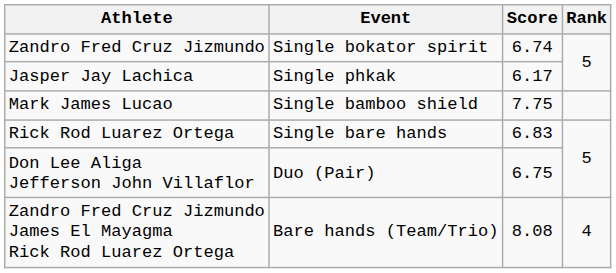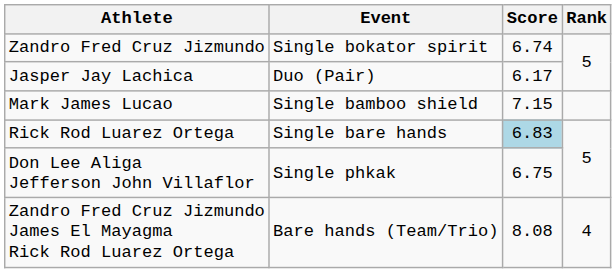(335, 76) Single phkak -> (324, 76) Duo (Pair)
(532, 105) 7.75 -> (532, 105) 7.15
(532, 134) no background -> (532, 134) lightblue background
(324, 172) Duo (Pair) -> (335, 172) Single phkak
